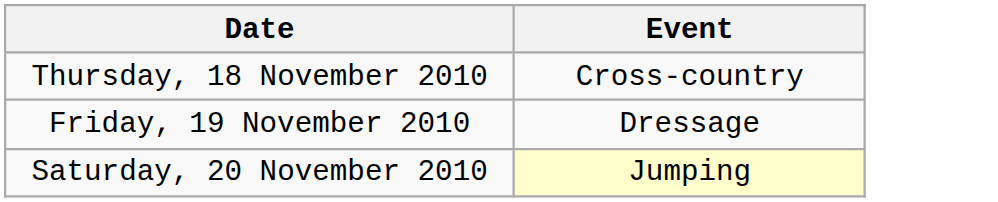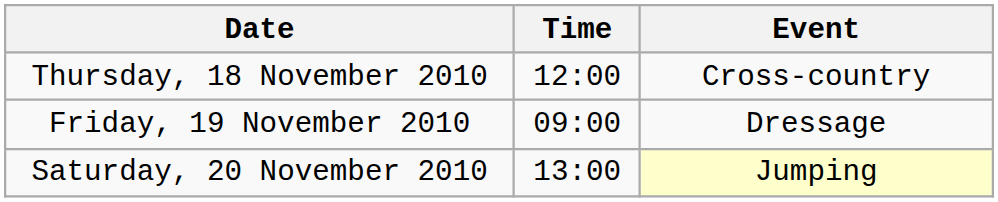+ column: (577, 29)
